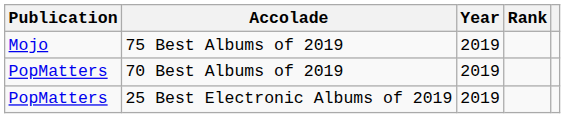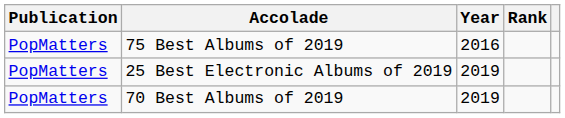(28, 45) Mojo -> (58, 45) PopMatters
(480, 45) 2019 -> (480, 45) 2016
rows swapped: (234, 72) <-> (289, 99)
